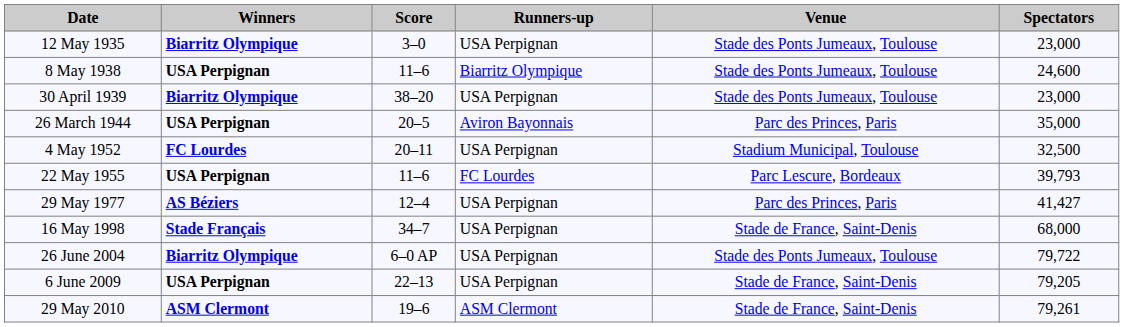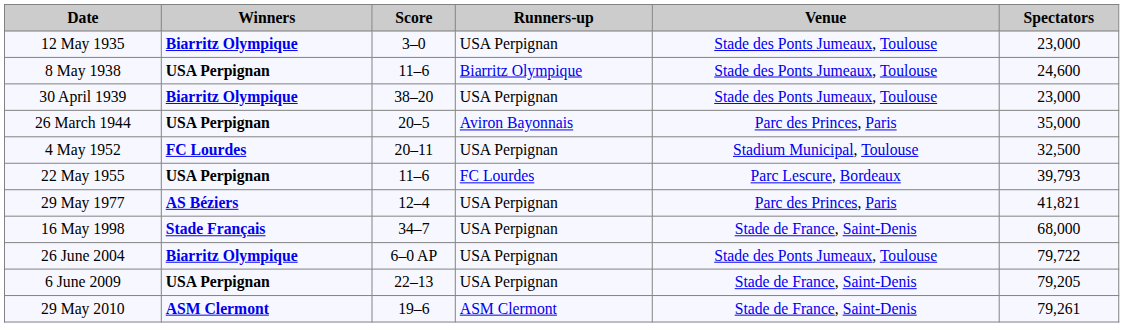(1059, 202) 41,427 -> (1059, 202) 41,821
